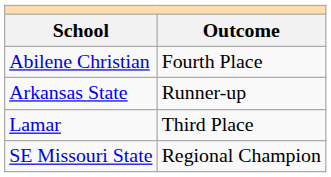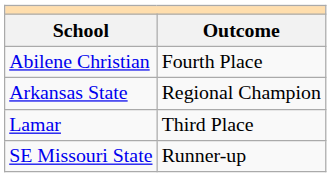(204, 93) Runner-up -> (241, 93) Regional Champion
(241, 156) Regional Champion -> (204, 156) Runner-up
